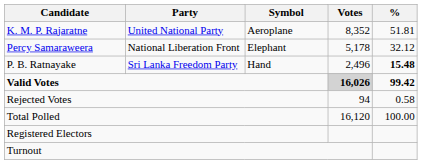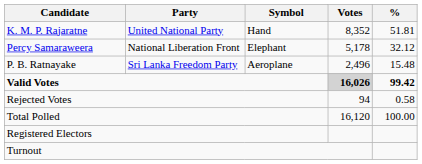(270, 30) Aeroplane -> (259, 30) Hand
(259, 64) Hand -> (270, 64) Aeroplane
(402, 64) bold -> (402, 64) normal
